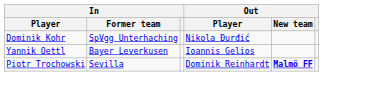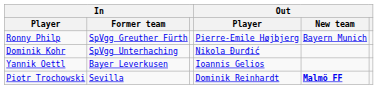+ row: (33, 38)
